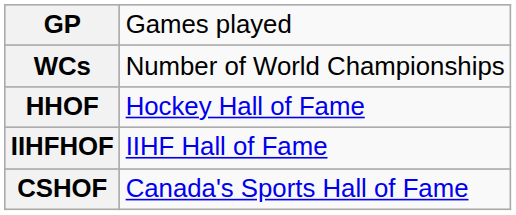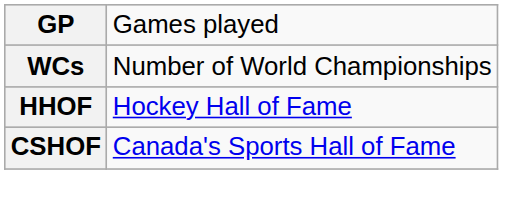- row: (62, 147)
